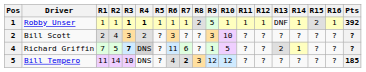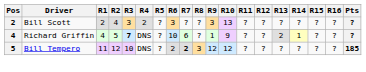- row: (50, 23)
(228, 36) 10 -> (228, 23) 13
(103, 49) 7 -> (103, 36) 4
(144, 49) lightgrey background -> (144, 36) no background
(173, 49) 11 -> (173, 36) 10
(228, 49) 5 -> (228, 36) 9
(116, 61) 14 -> (116, 49) 12
(173, 61) 4 -> (173, 49) 2
